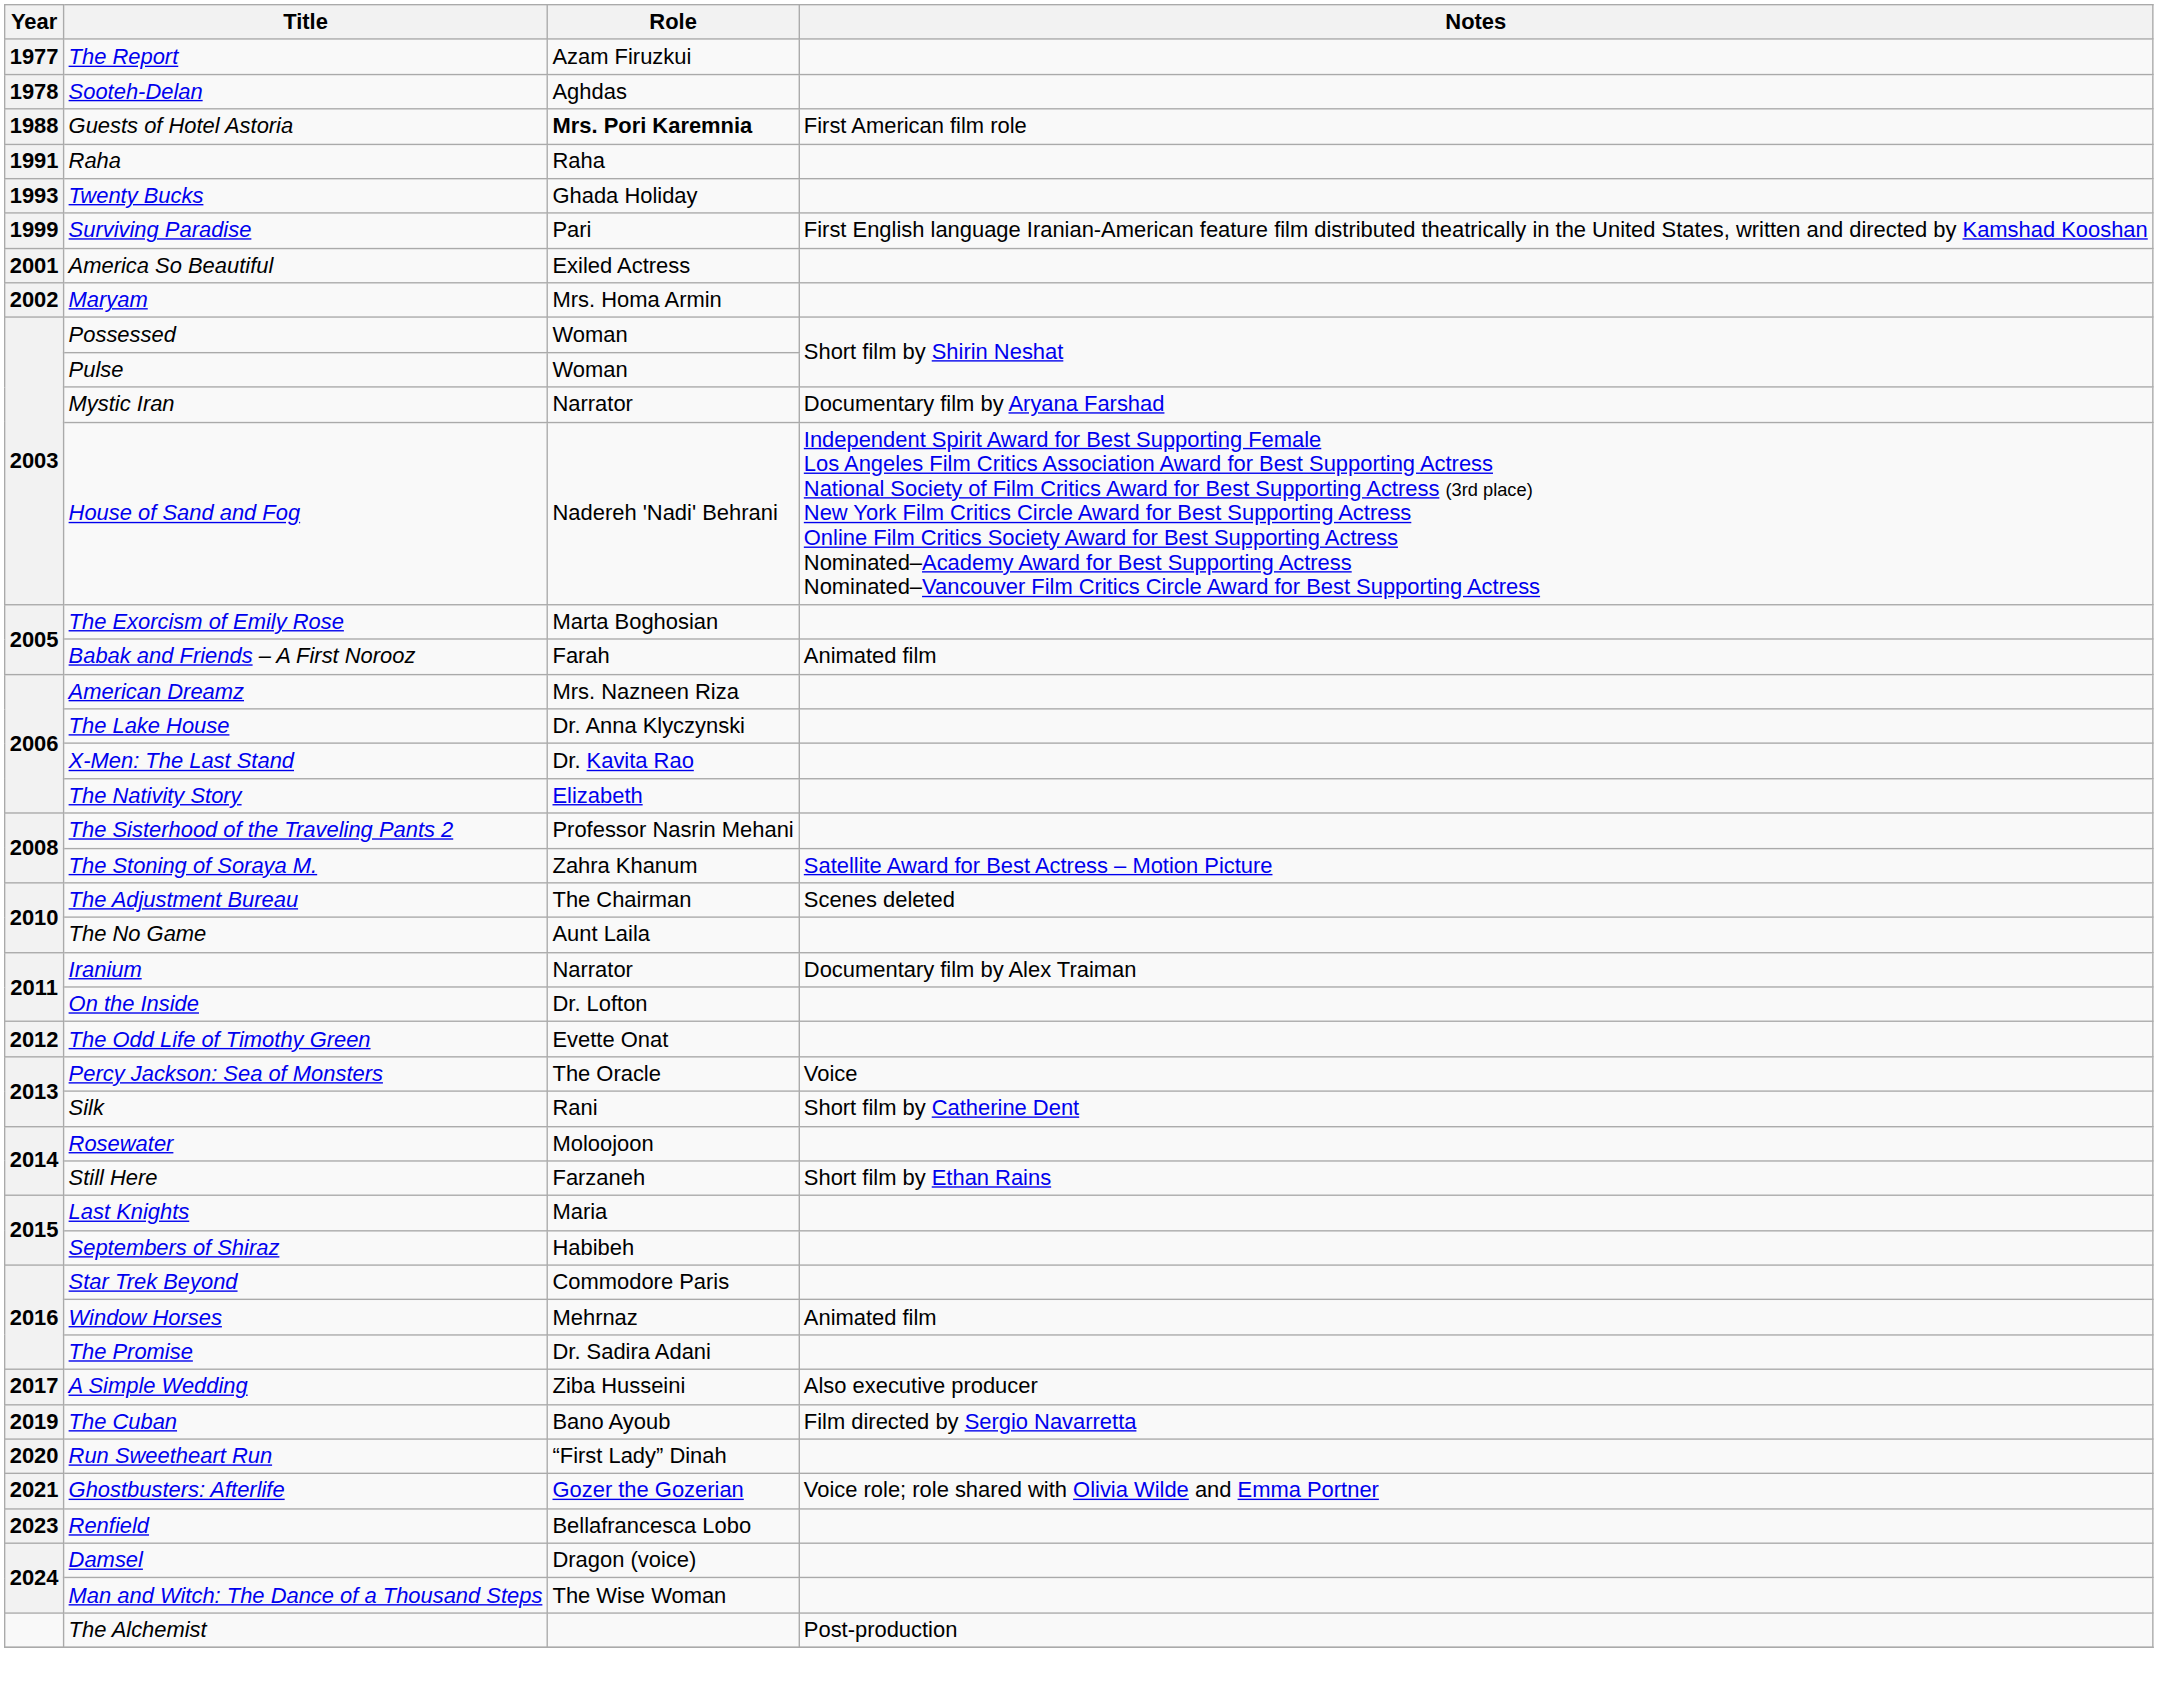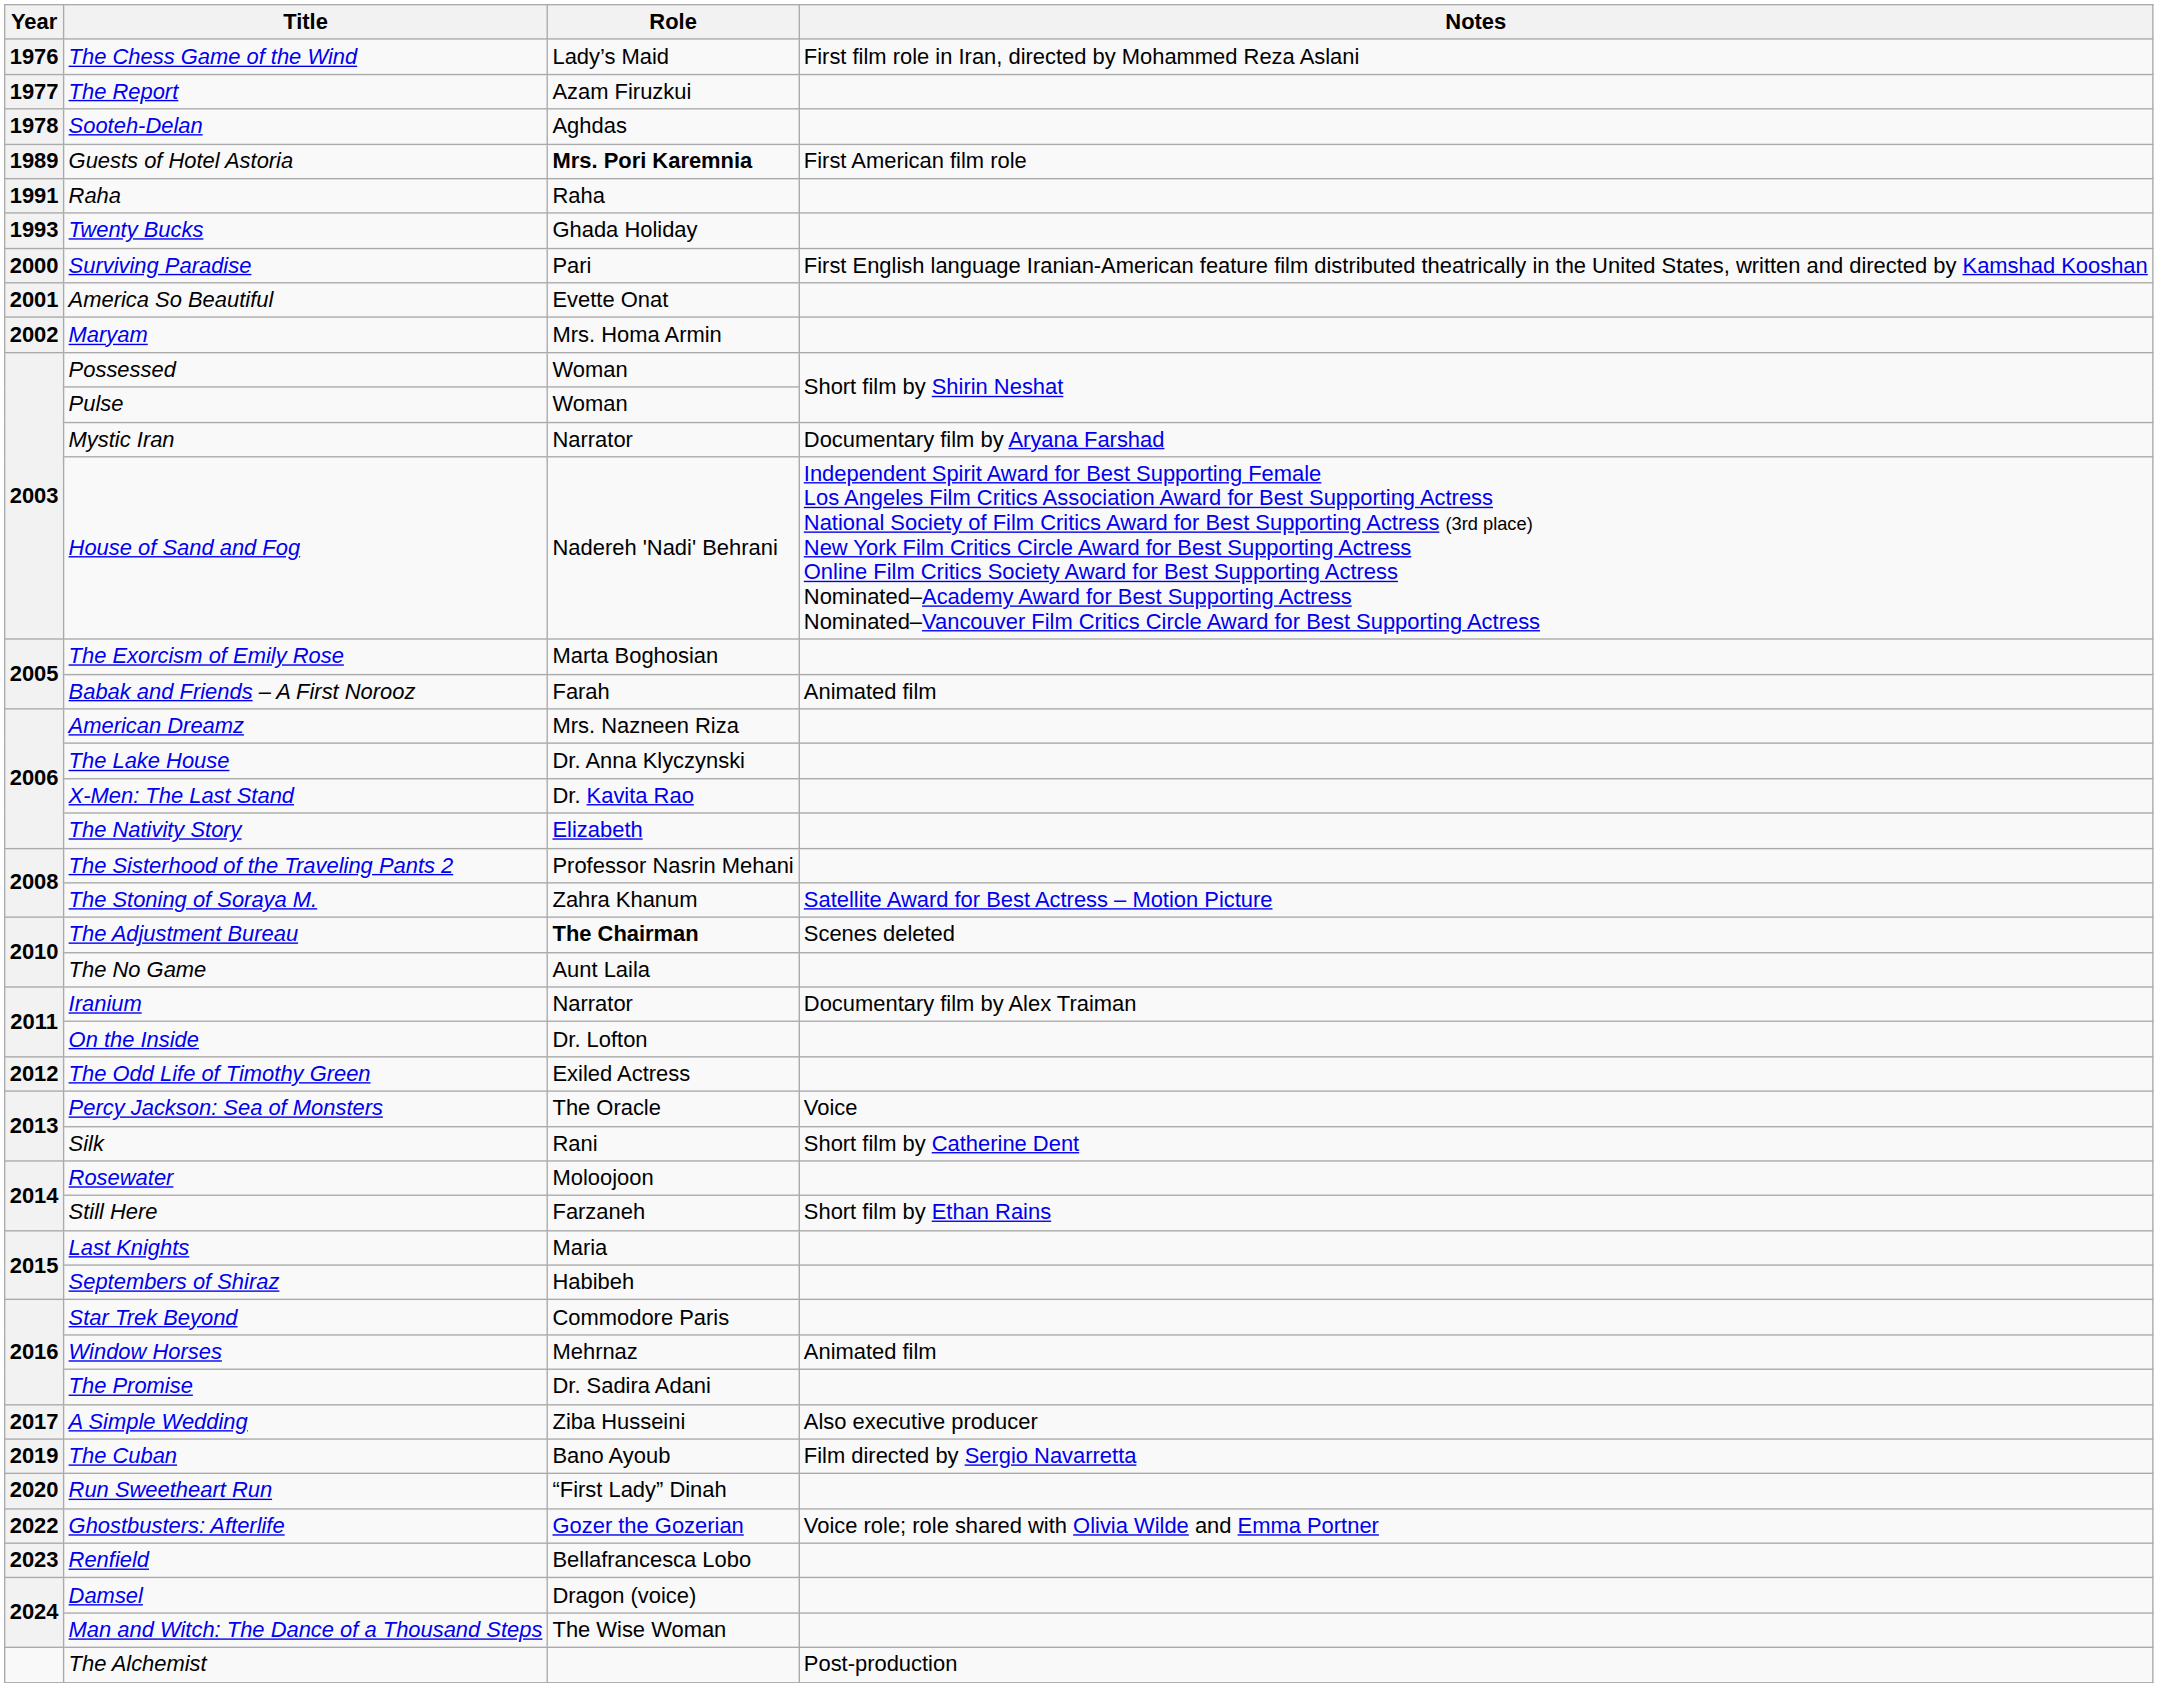+ row: (213, 56)
(34, 126) 1988 -> (34, 160) 1989
(34, 230) 1999 -> (34, 265) 2000
(621, 265) Exiled Actress -> (610, 299) Evette Onat
(622, 899) normal -> (626, 934) bold
(610, 1038) Evette Onat -> (621, 1073) Exiled Actress
(34, 1490) 2021 -> (34, 1525) 2022
